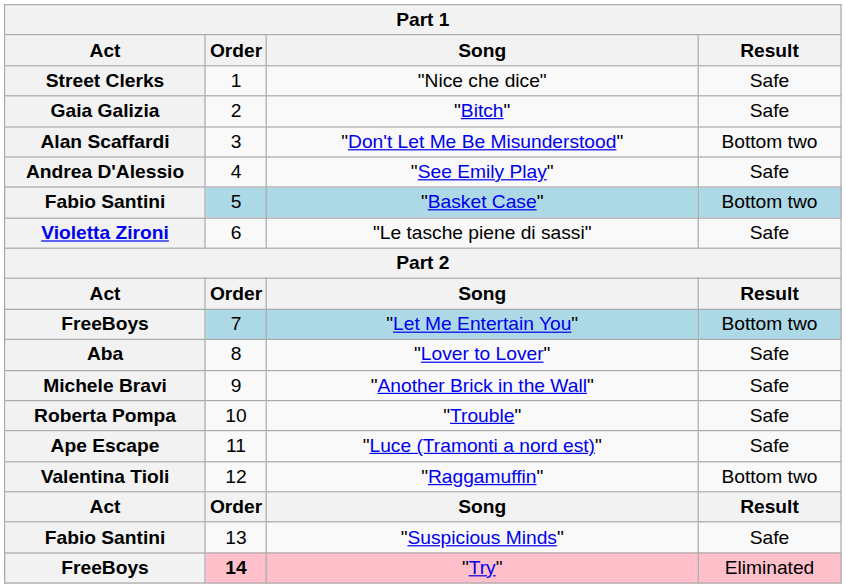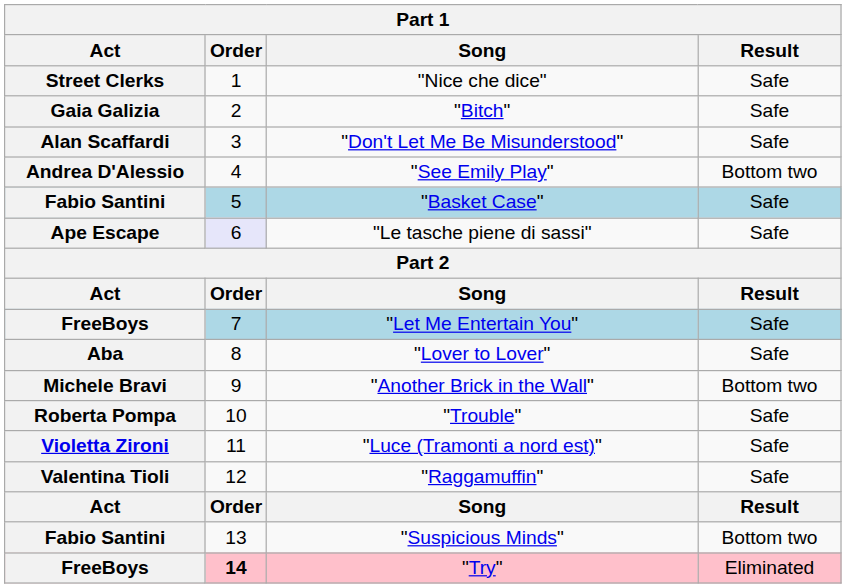(769, 141) Bottom two -> (769, 141) Safe
(769, 171) Safe -> (769, 171) Bottom two
(769, 202) Bottom two -> (769, 202) Safe
(105, 232) Violetta Zironi -> (105, 232) Ape Escape
(236, 232) no background -> (236, 232) lavender background
(769, 324) Bottom two -> (769, 324) Safe
(769, 385) Safe -> (769, 385) Bottom two
(105, 446) Ape Escape -> (105, 446) Violetta Zironi
(769, 476) Bottom two -> (769, 476) Safe
(769, 537) Safe -> (769, 537) Bottom two
